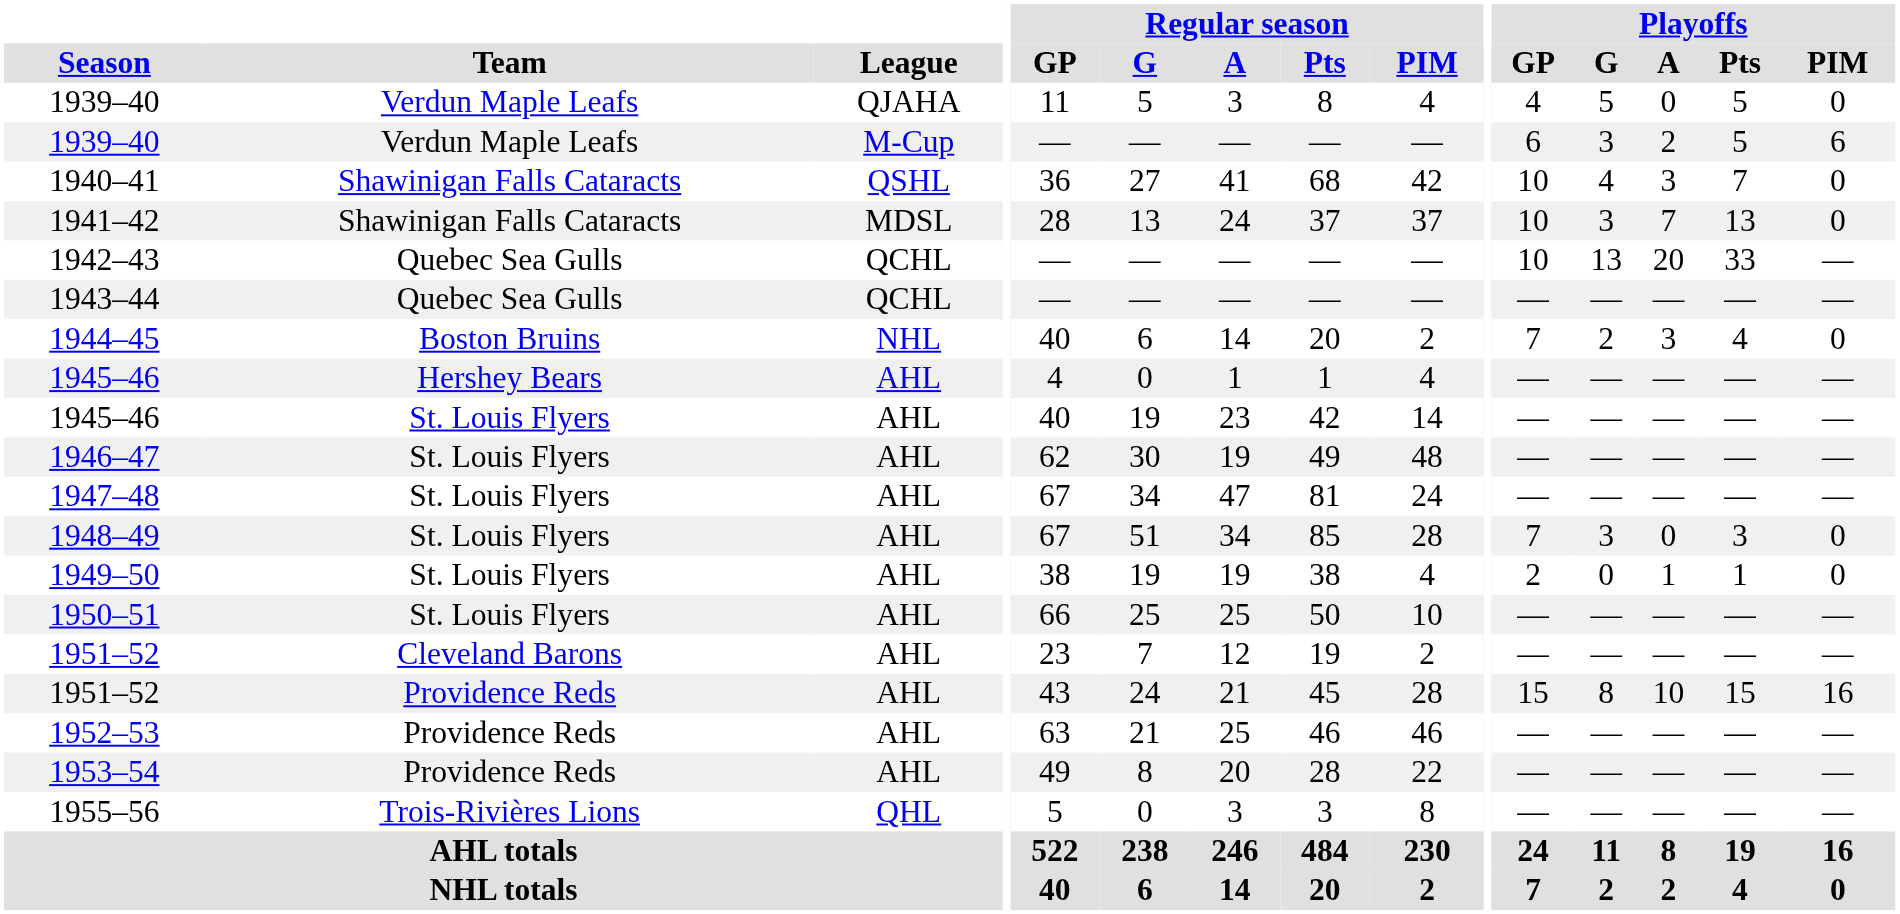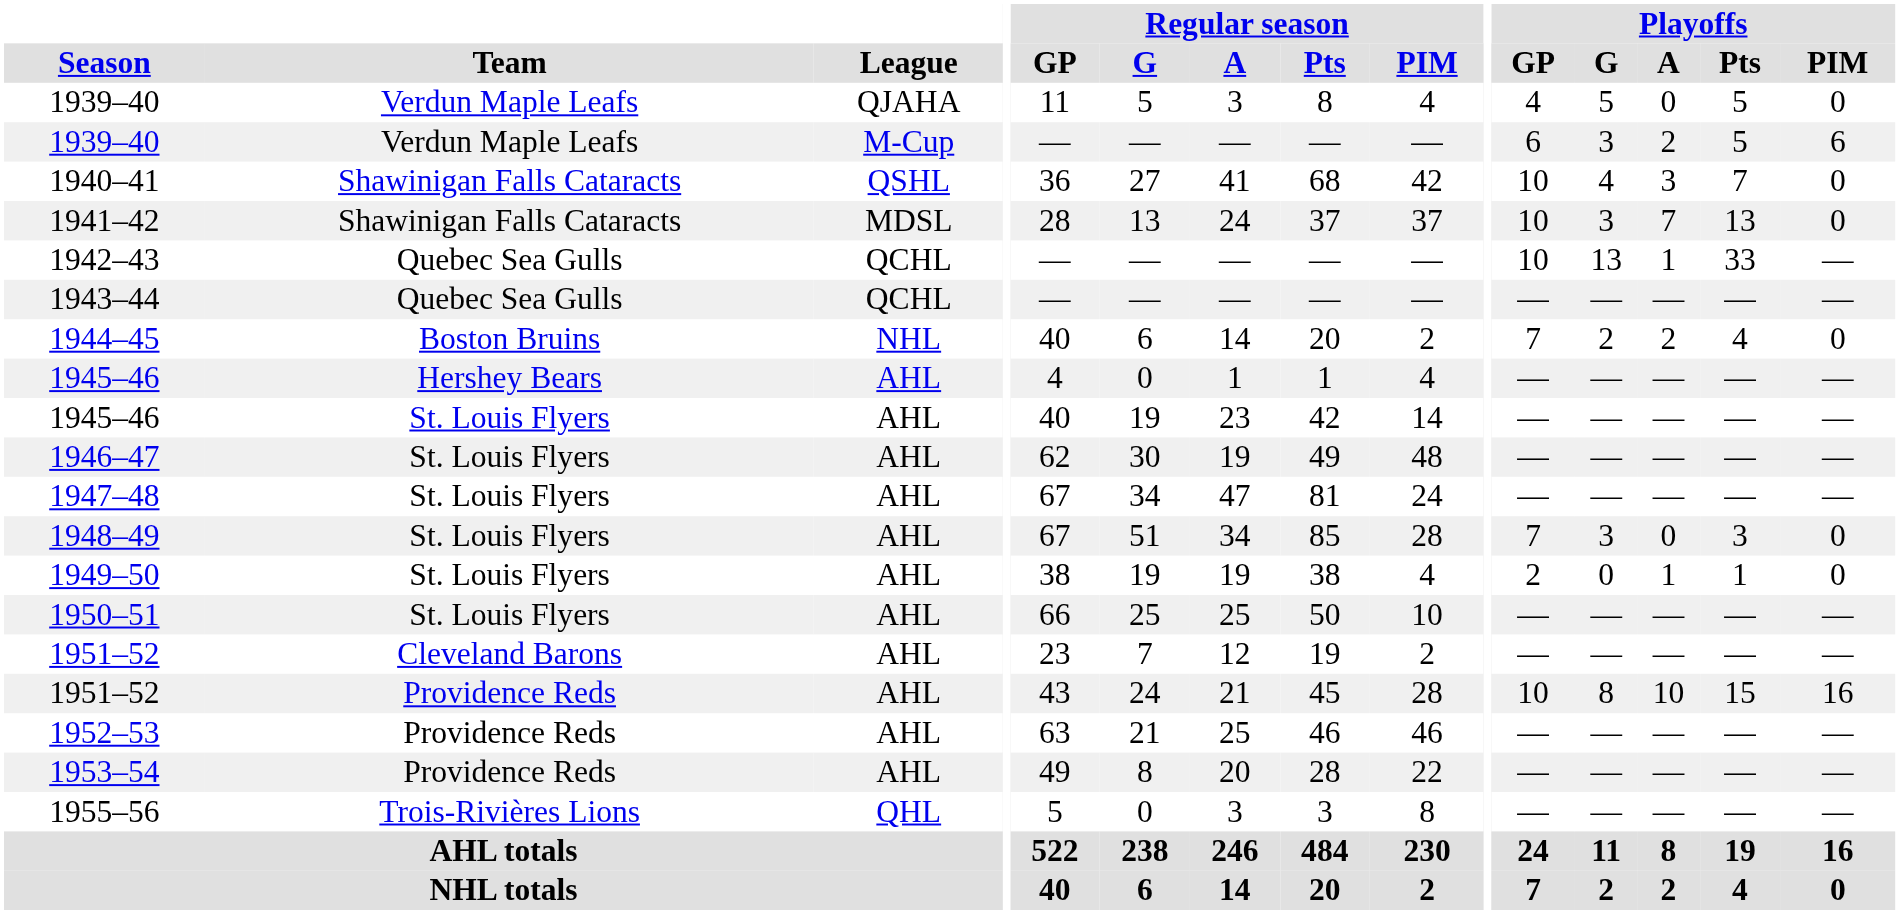(1668, 259) 20 -> (1668, 259) 1
(1668, 338) 3 -> (1668, 338) 2
(1533, 693) 15 -> (1533, 693) 10
